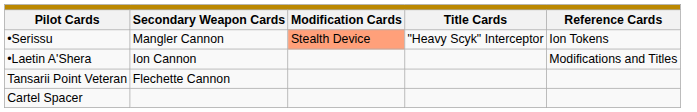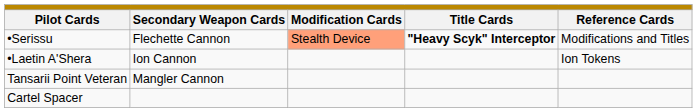(178, 39) Mangler Cannon -> (181, 39) Flechette Cannon
(476, 39) normal -> (481, 39) bold
(579, 39) Ion Tokens -> (625, 39) Modifications and Titles
(613, 59) Modifications and Titles -> (591, 59) Ion Tokens
(181, 78) Flechette Cannon -> (178, 78) Mangler Cannon
